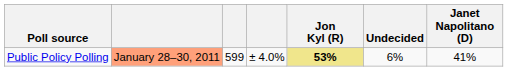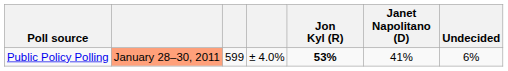columns swapped: (465, 26) <-> (395, 39)
(325, 57) khaki background -> (325, 57) no background
